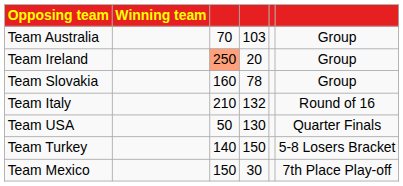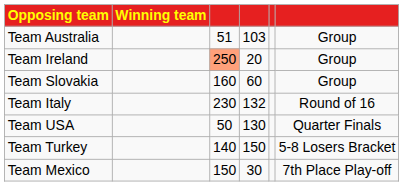(225, 37) 70 -> (225, 37) 51
(254, 81) 78 -> (254, 81) 60
(225, 103) 210 -> (225, 103) 230
